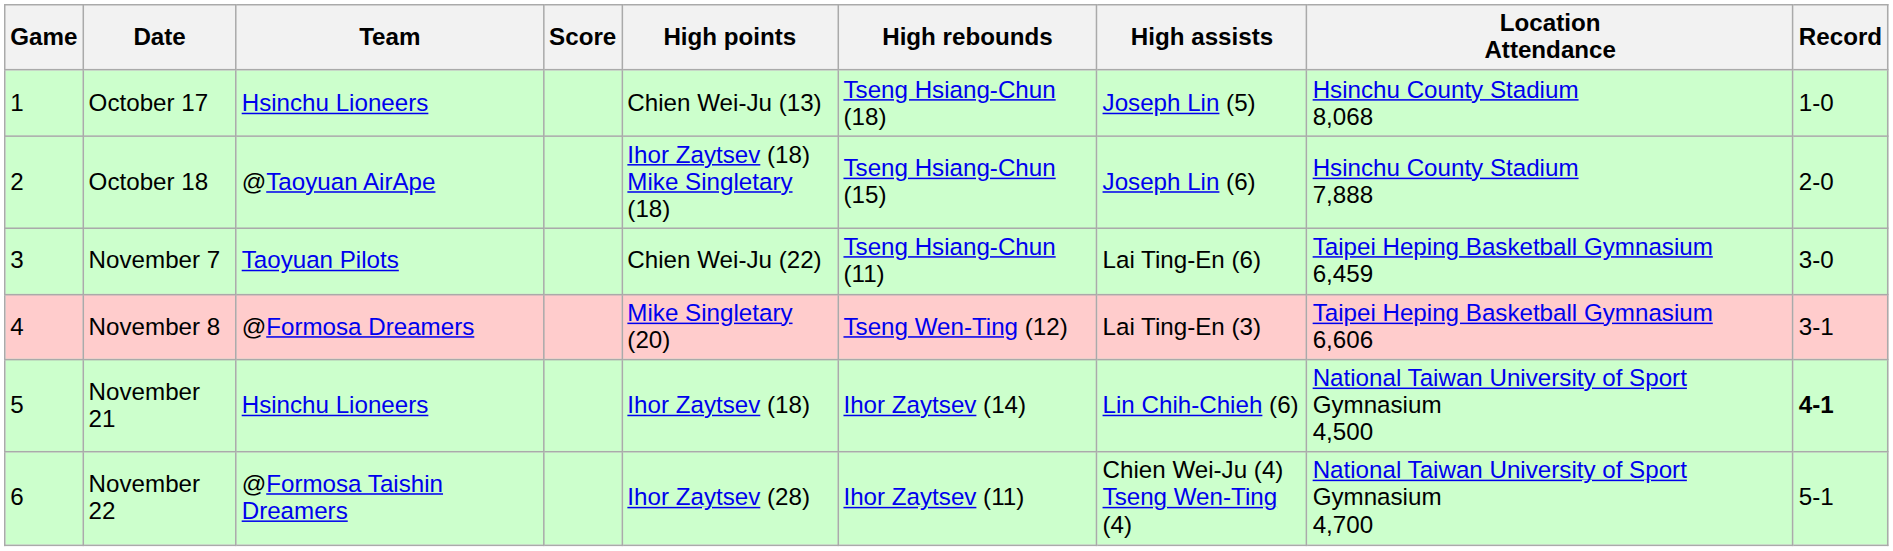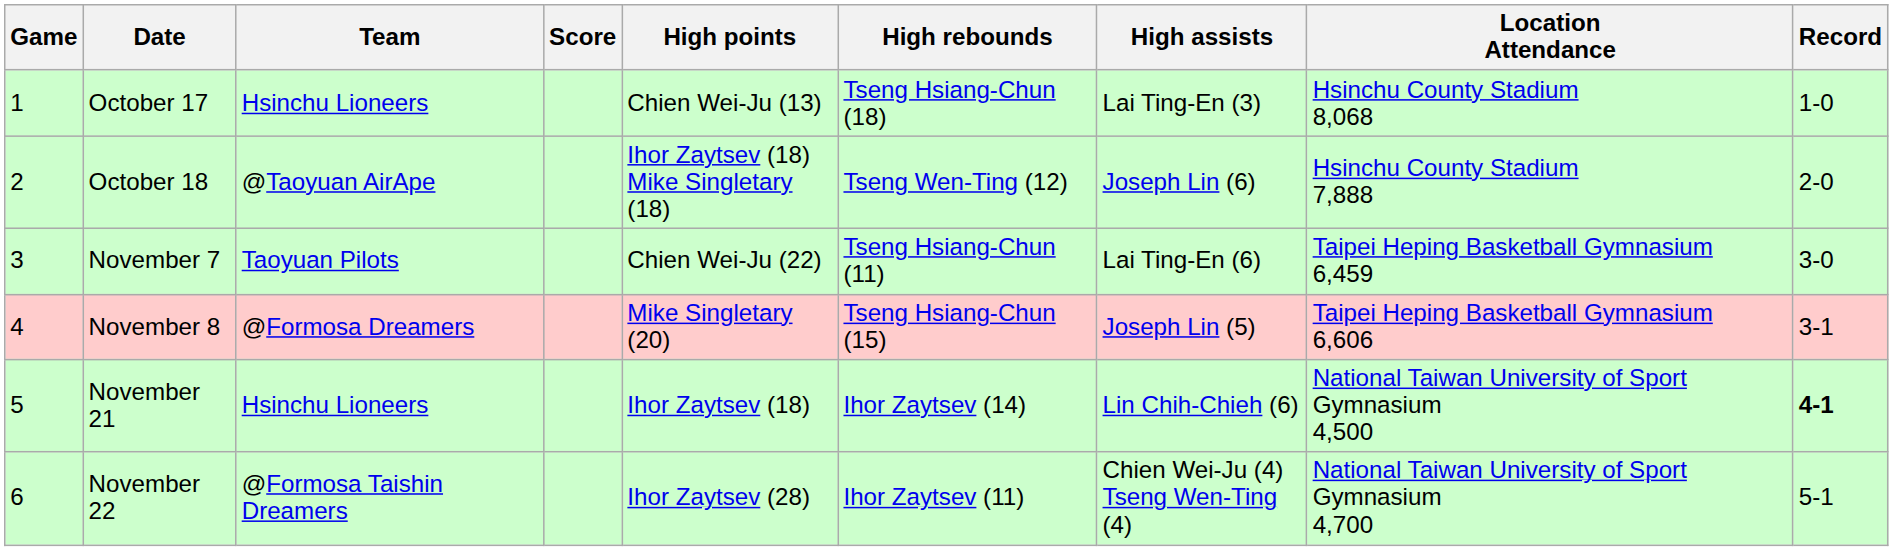(1179, 102) Joseph Lin (5) -> (1182, 102) Lai Ting-En (3)
(950, 181) Tseng Hsiang-Chun (15) -> (956, 181) Tseng Wen-Ting (12)
(956, 326) Tseng Wen-Ting (12) -> (950, 326) Tseng Hsiang-Chun (15)
(1182, 326) Lai Ting-En (3) -> (1179, 326) Joseph Lin (5)
